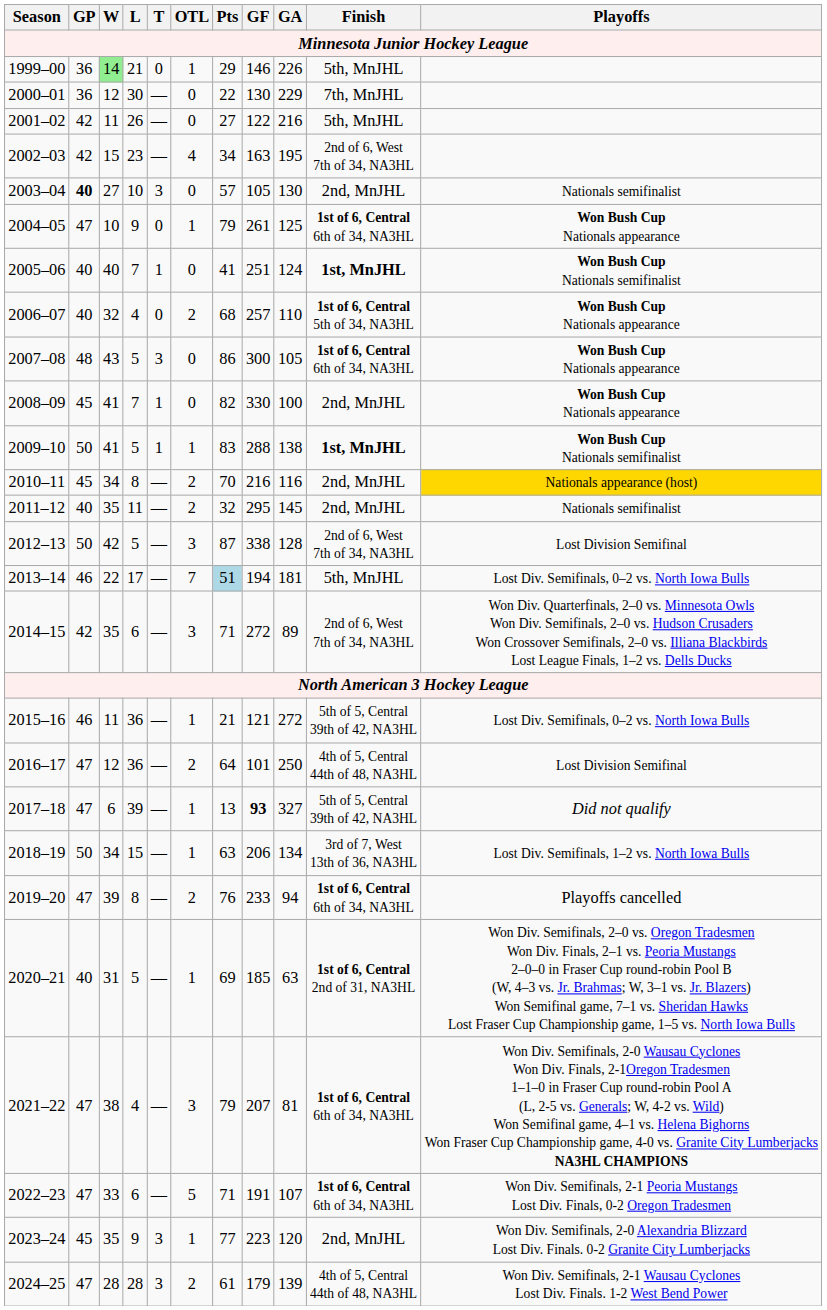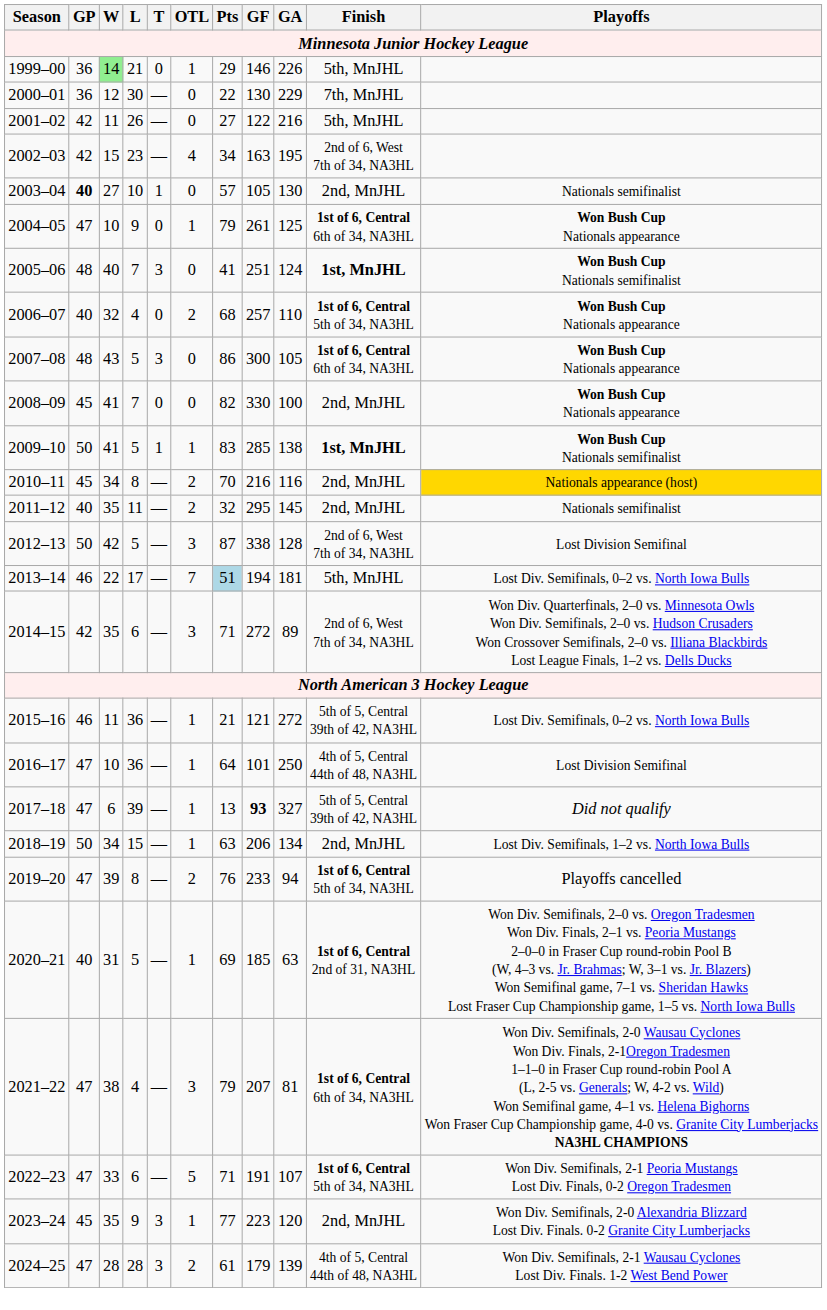(159, 191) 3 -> (159, 191) 1
(84, 270) 40 -> (84, 270) 48
(159, 270) 1 -> (159, 270) 3
(159, 403) 1 -> (159, 403) 0
(258, 447) 288 -> (258, 447) 285
(111, 764) 12 -> (111, 764) 10
(192, 764) 2 -> (192, 764) 1
(364, 854) 3rd of 7, West 13th of 36, NA3HL -> (364, 843) 2nd, MnJHL
(364, 898) 1st of 6, Central 6th of 34, NA3HL -> (364, 879) 1st of 6, Central 5th of 34, NA3HL
(364, 1196) 1st of 6, Central 6th of 34, NA3HL -> (364, 1177) 1st of 6, Central 5th of 34, NA3HL
